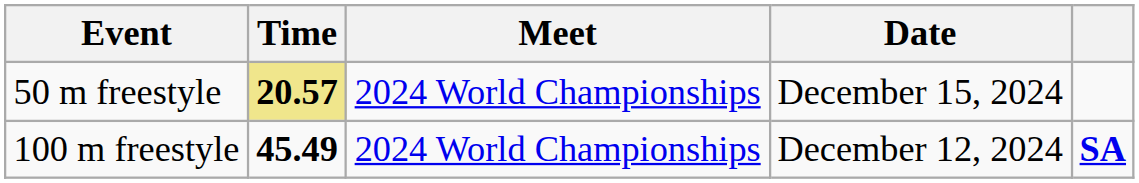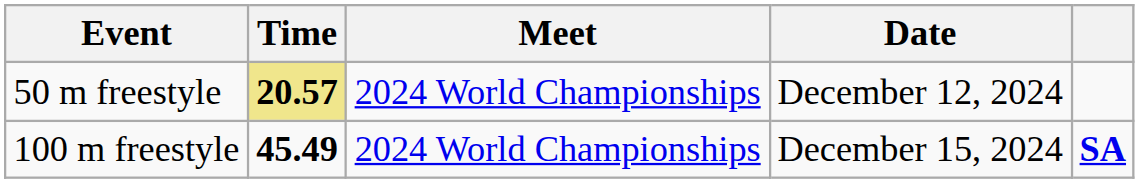(920, 90) December 15, 2024 -> (920, 90) December 12, 2024
(920, 148) December 12, 2024 -> (920, 148) December 15, 2024
